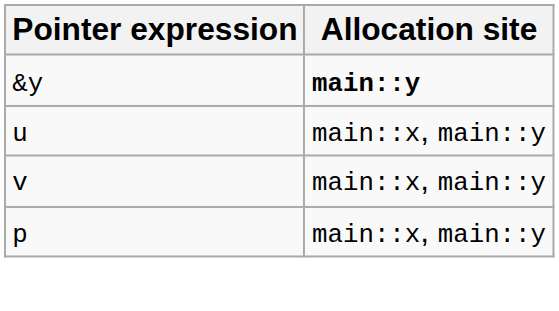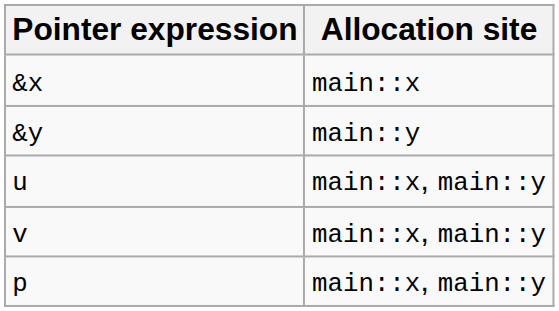+ row: (28, 83)
(366, 80) bold -> (366, 134) normal
